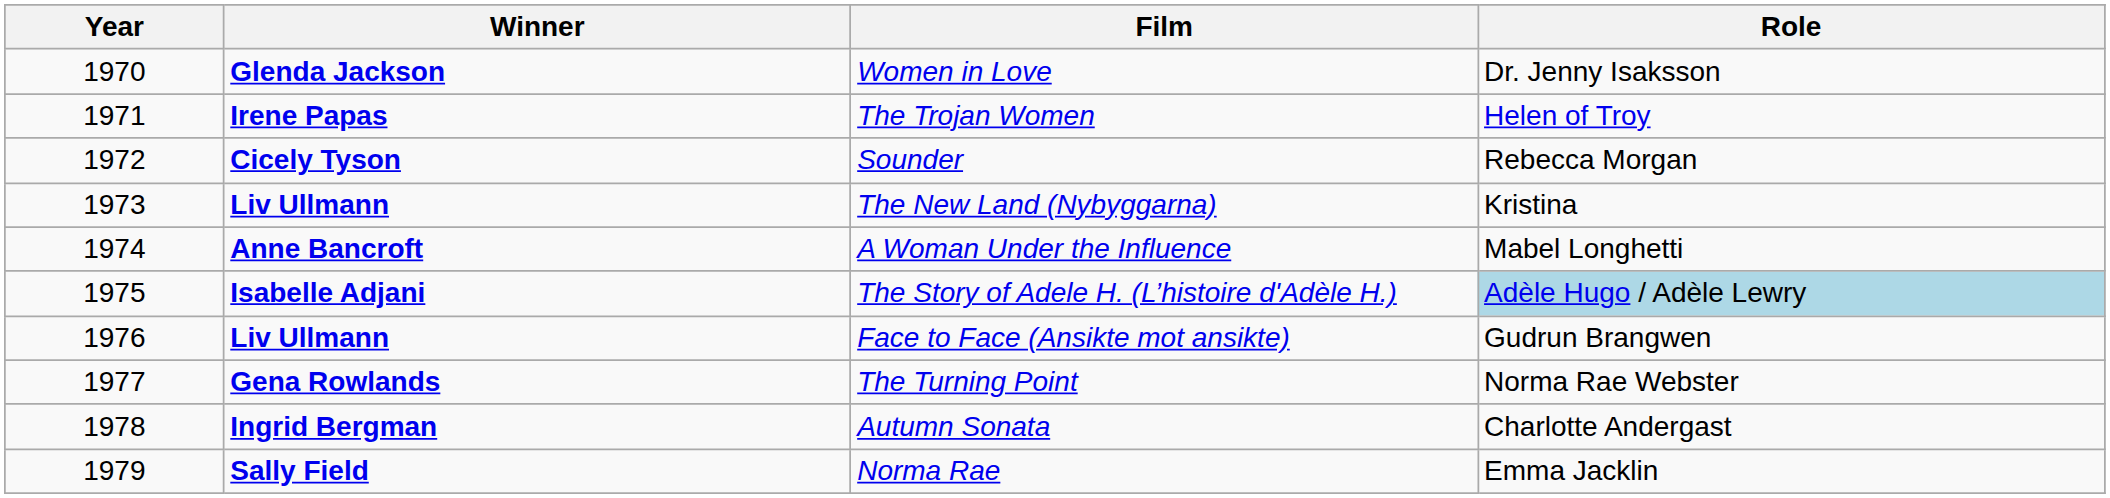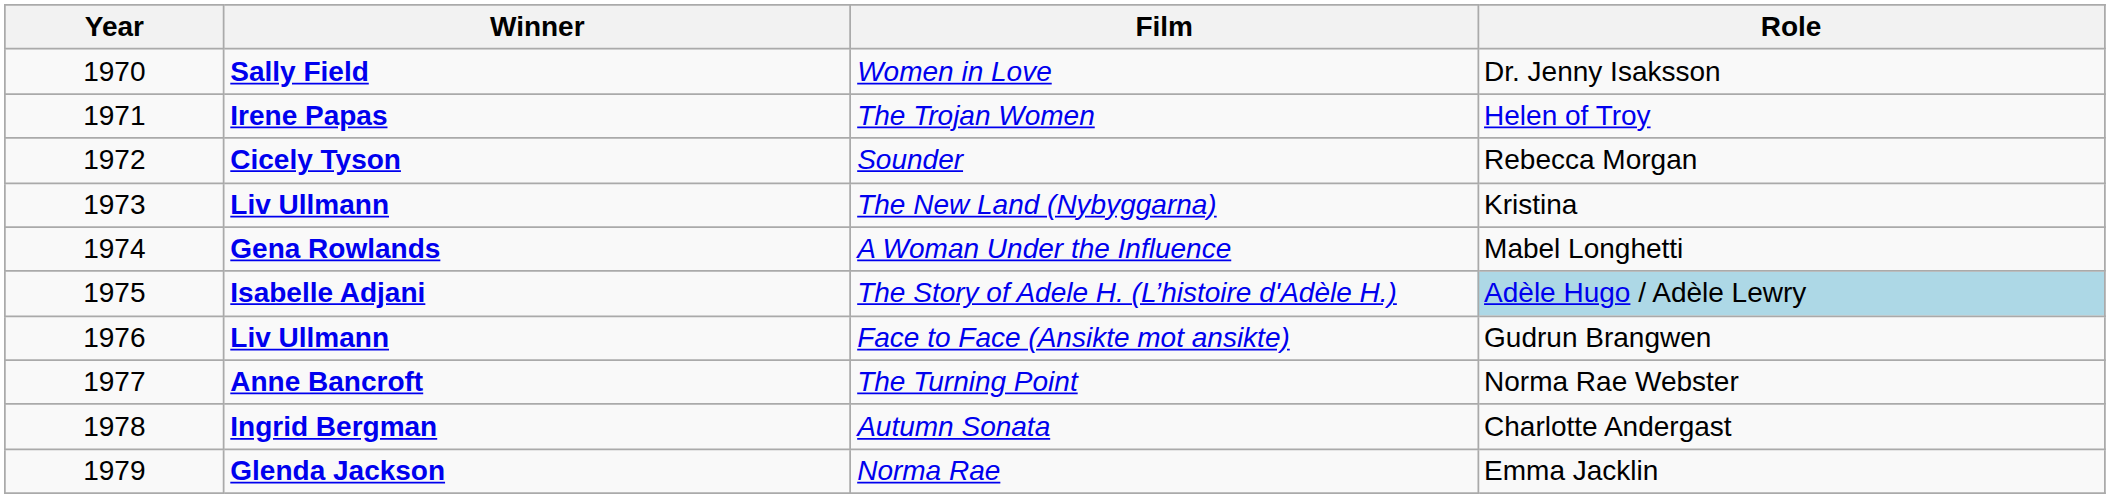(338, 71) Glenda Jackson -> (300, 71) Sally Field
(327, 248) Anne Bancroft -> (335, 248) Gena Rowlands
(335, 381) Gena Rowlands -> (327, 381) Anne Bancroft
(300, 470) Sally Field -> (338, 470) Glenda Jackson
